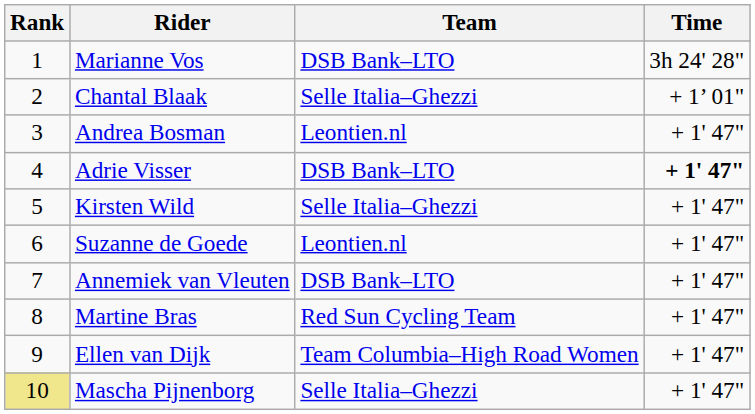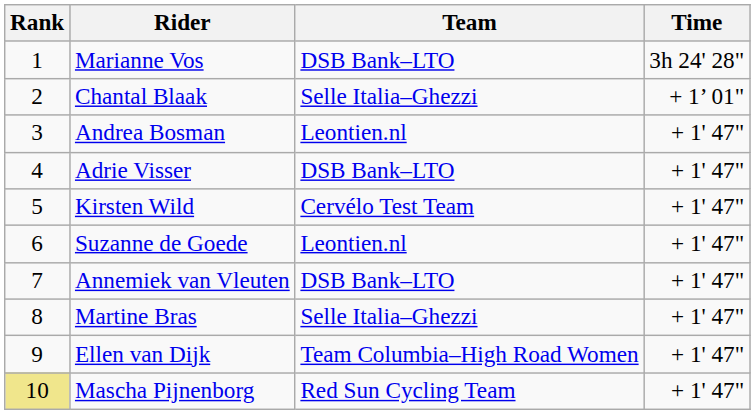(705, 170) bold -> (708, 170) normal
(389, 206) Selle Italia–Ghezzi -> (387, 206) Cervélo Test Team
(408, 317) Red Sun Cycling Team -> (389, 317) Selle Italia–Ghezzi
(389, 390) Selle Italia–Ghezzi -> (408, 390) Red Sun Cycling Team
